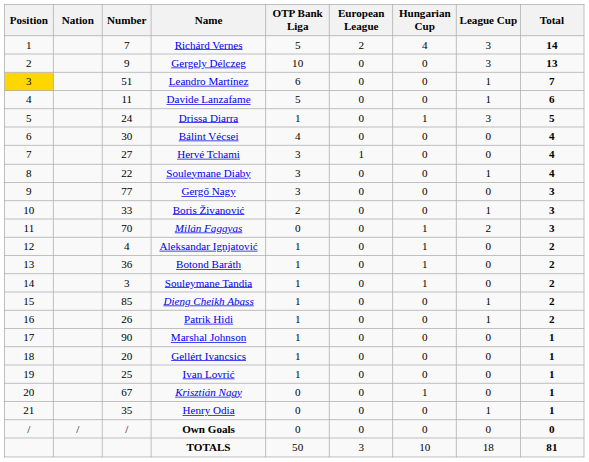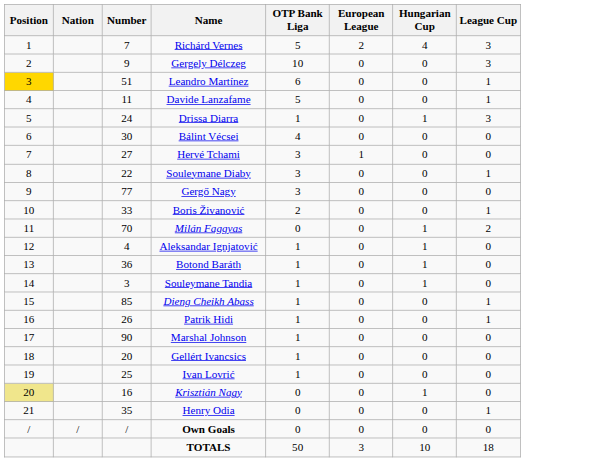- column: (552, 20)
(29, 392) no background -> (29, 392) khaki background
(127, 392) 67 -> (127, 392) 16
